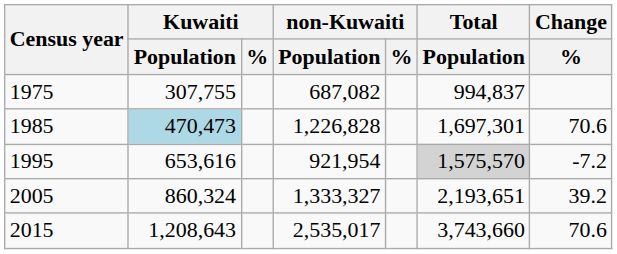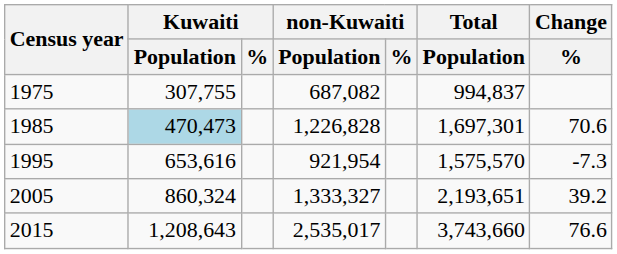(481, 160) lightgrey background -> (481, 160) no background
(590, 160) -7.2 -> (590, 160) -7.3
(588, 230) 70.6 -> (588, 230) 76.6
